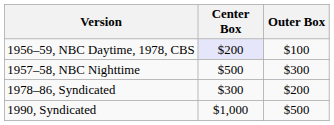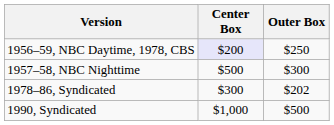(297, 49) $100 -> (297, 49) $250
(297, 89) $200 -> (297, 89) $202
